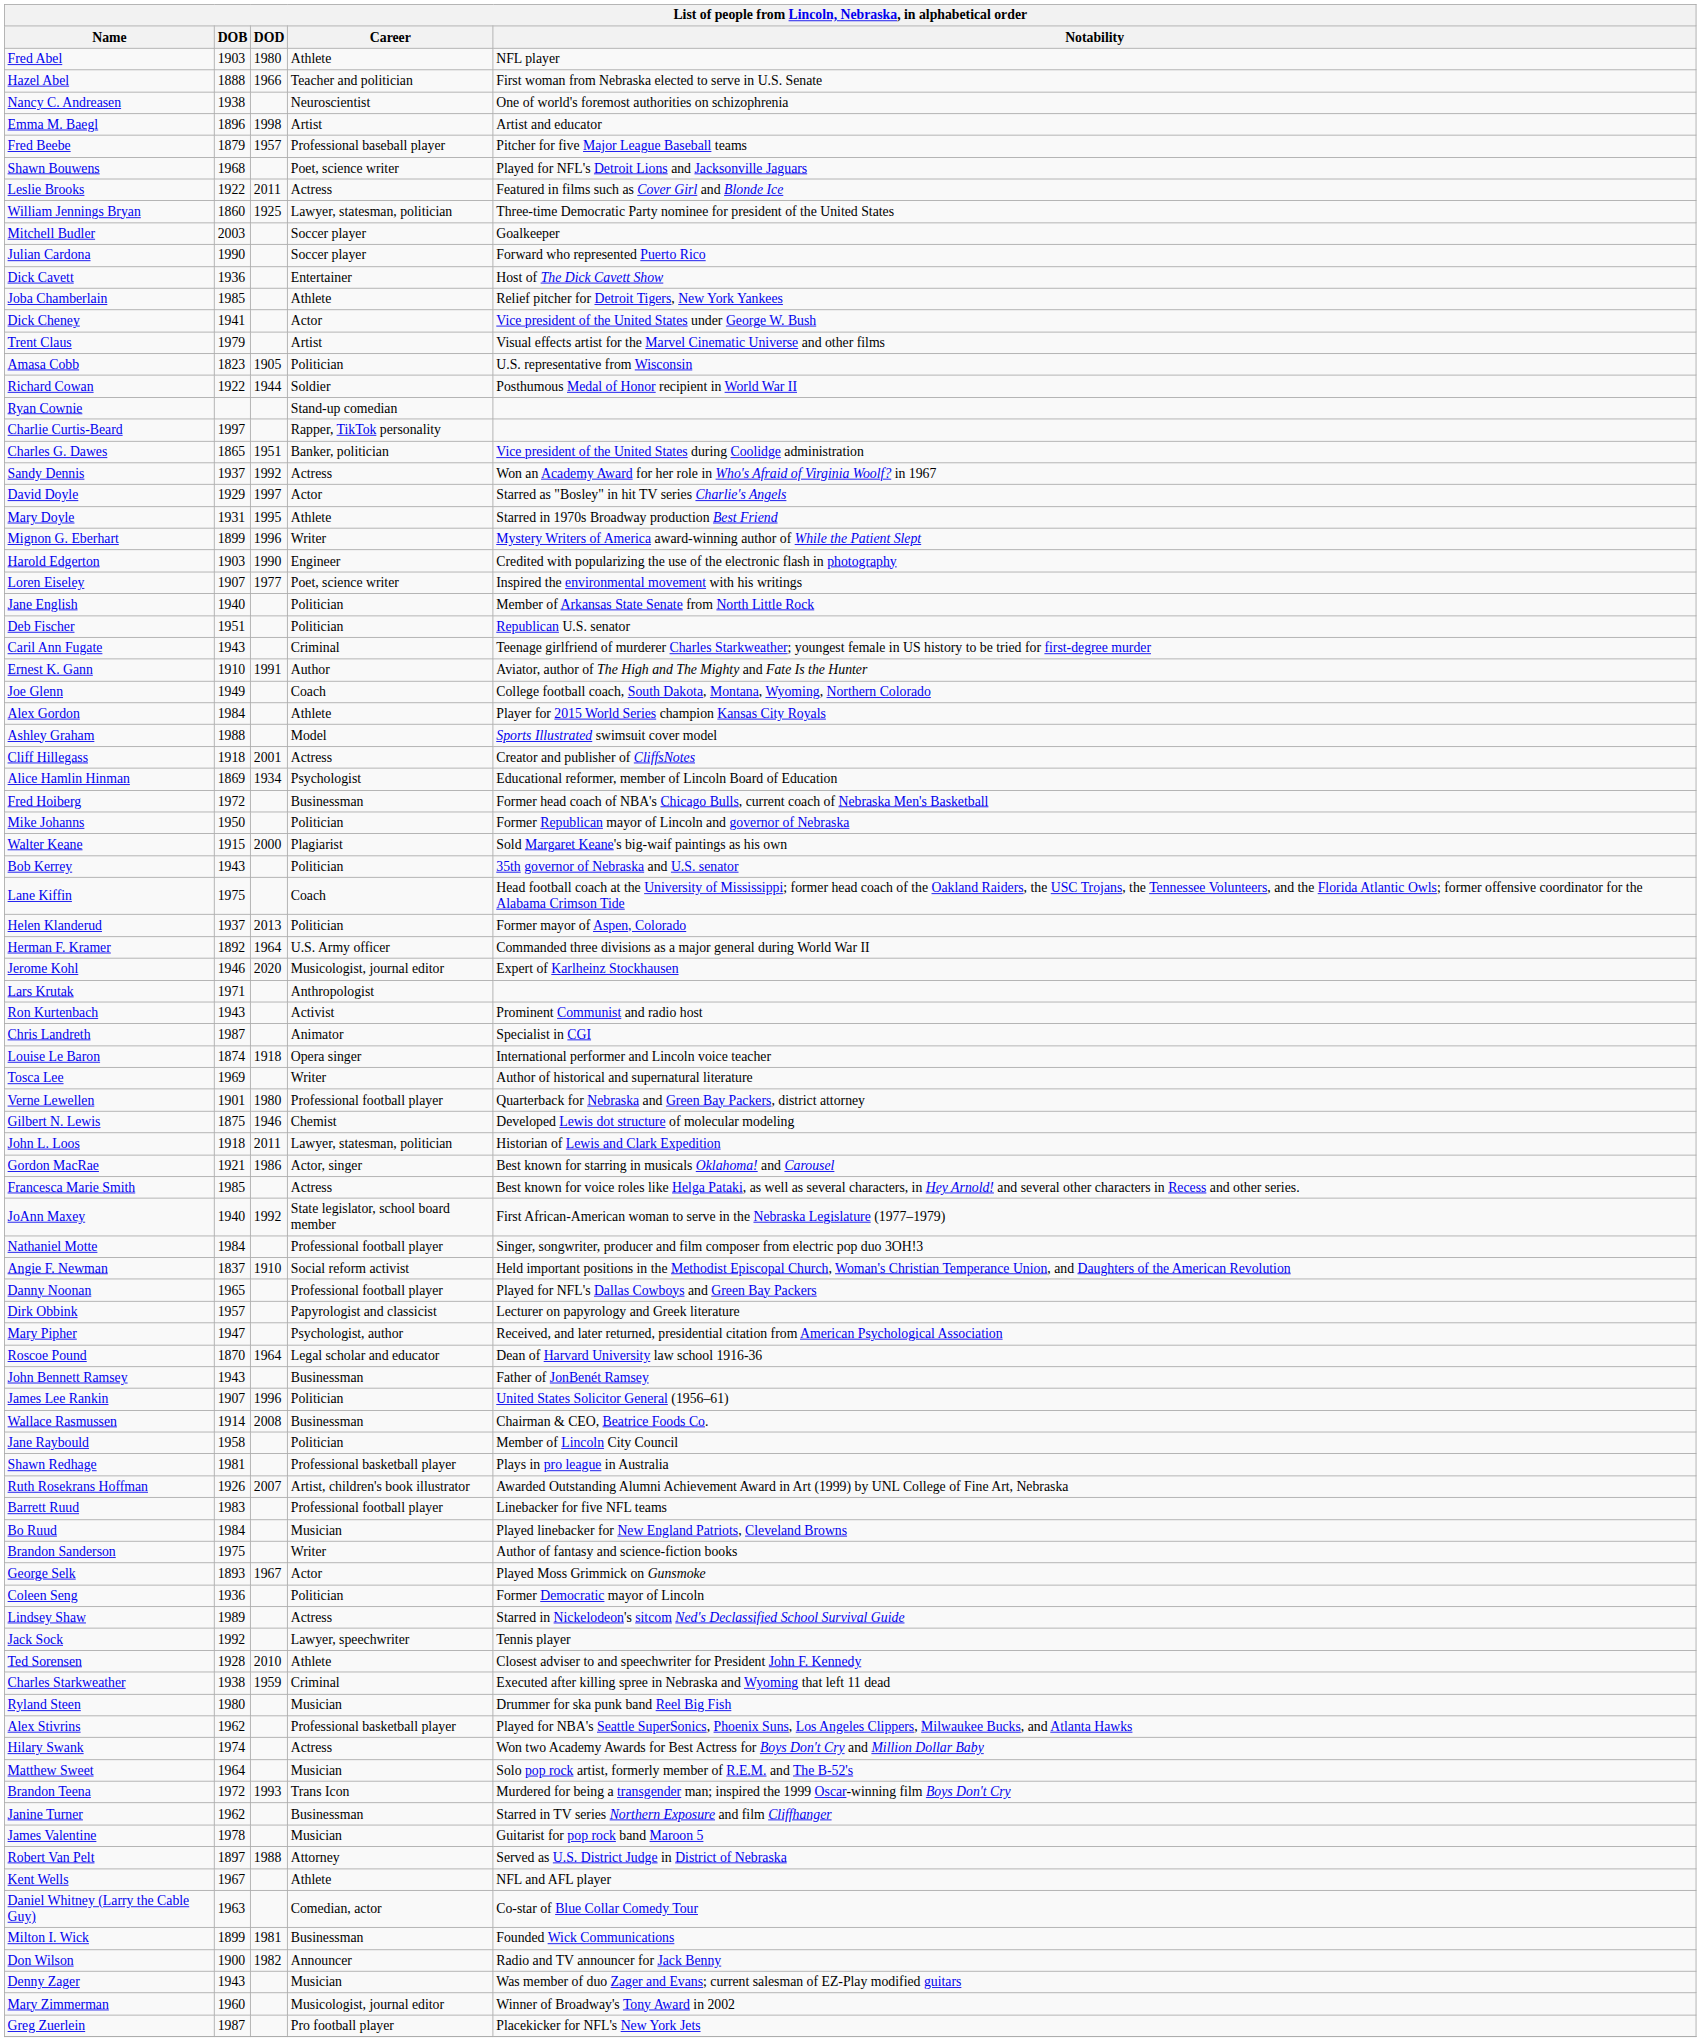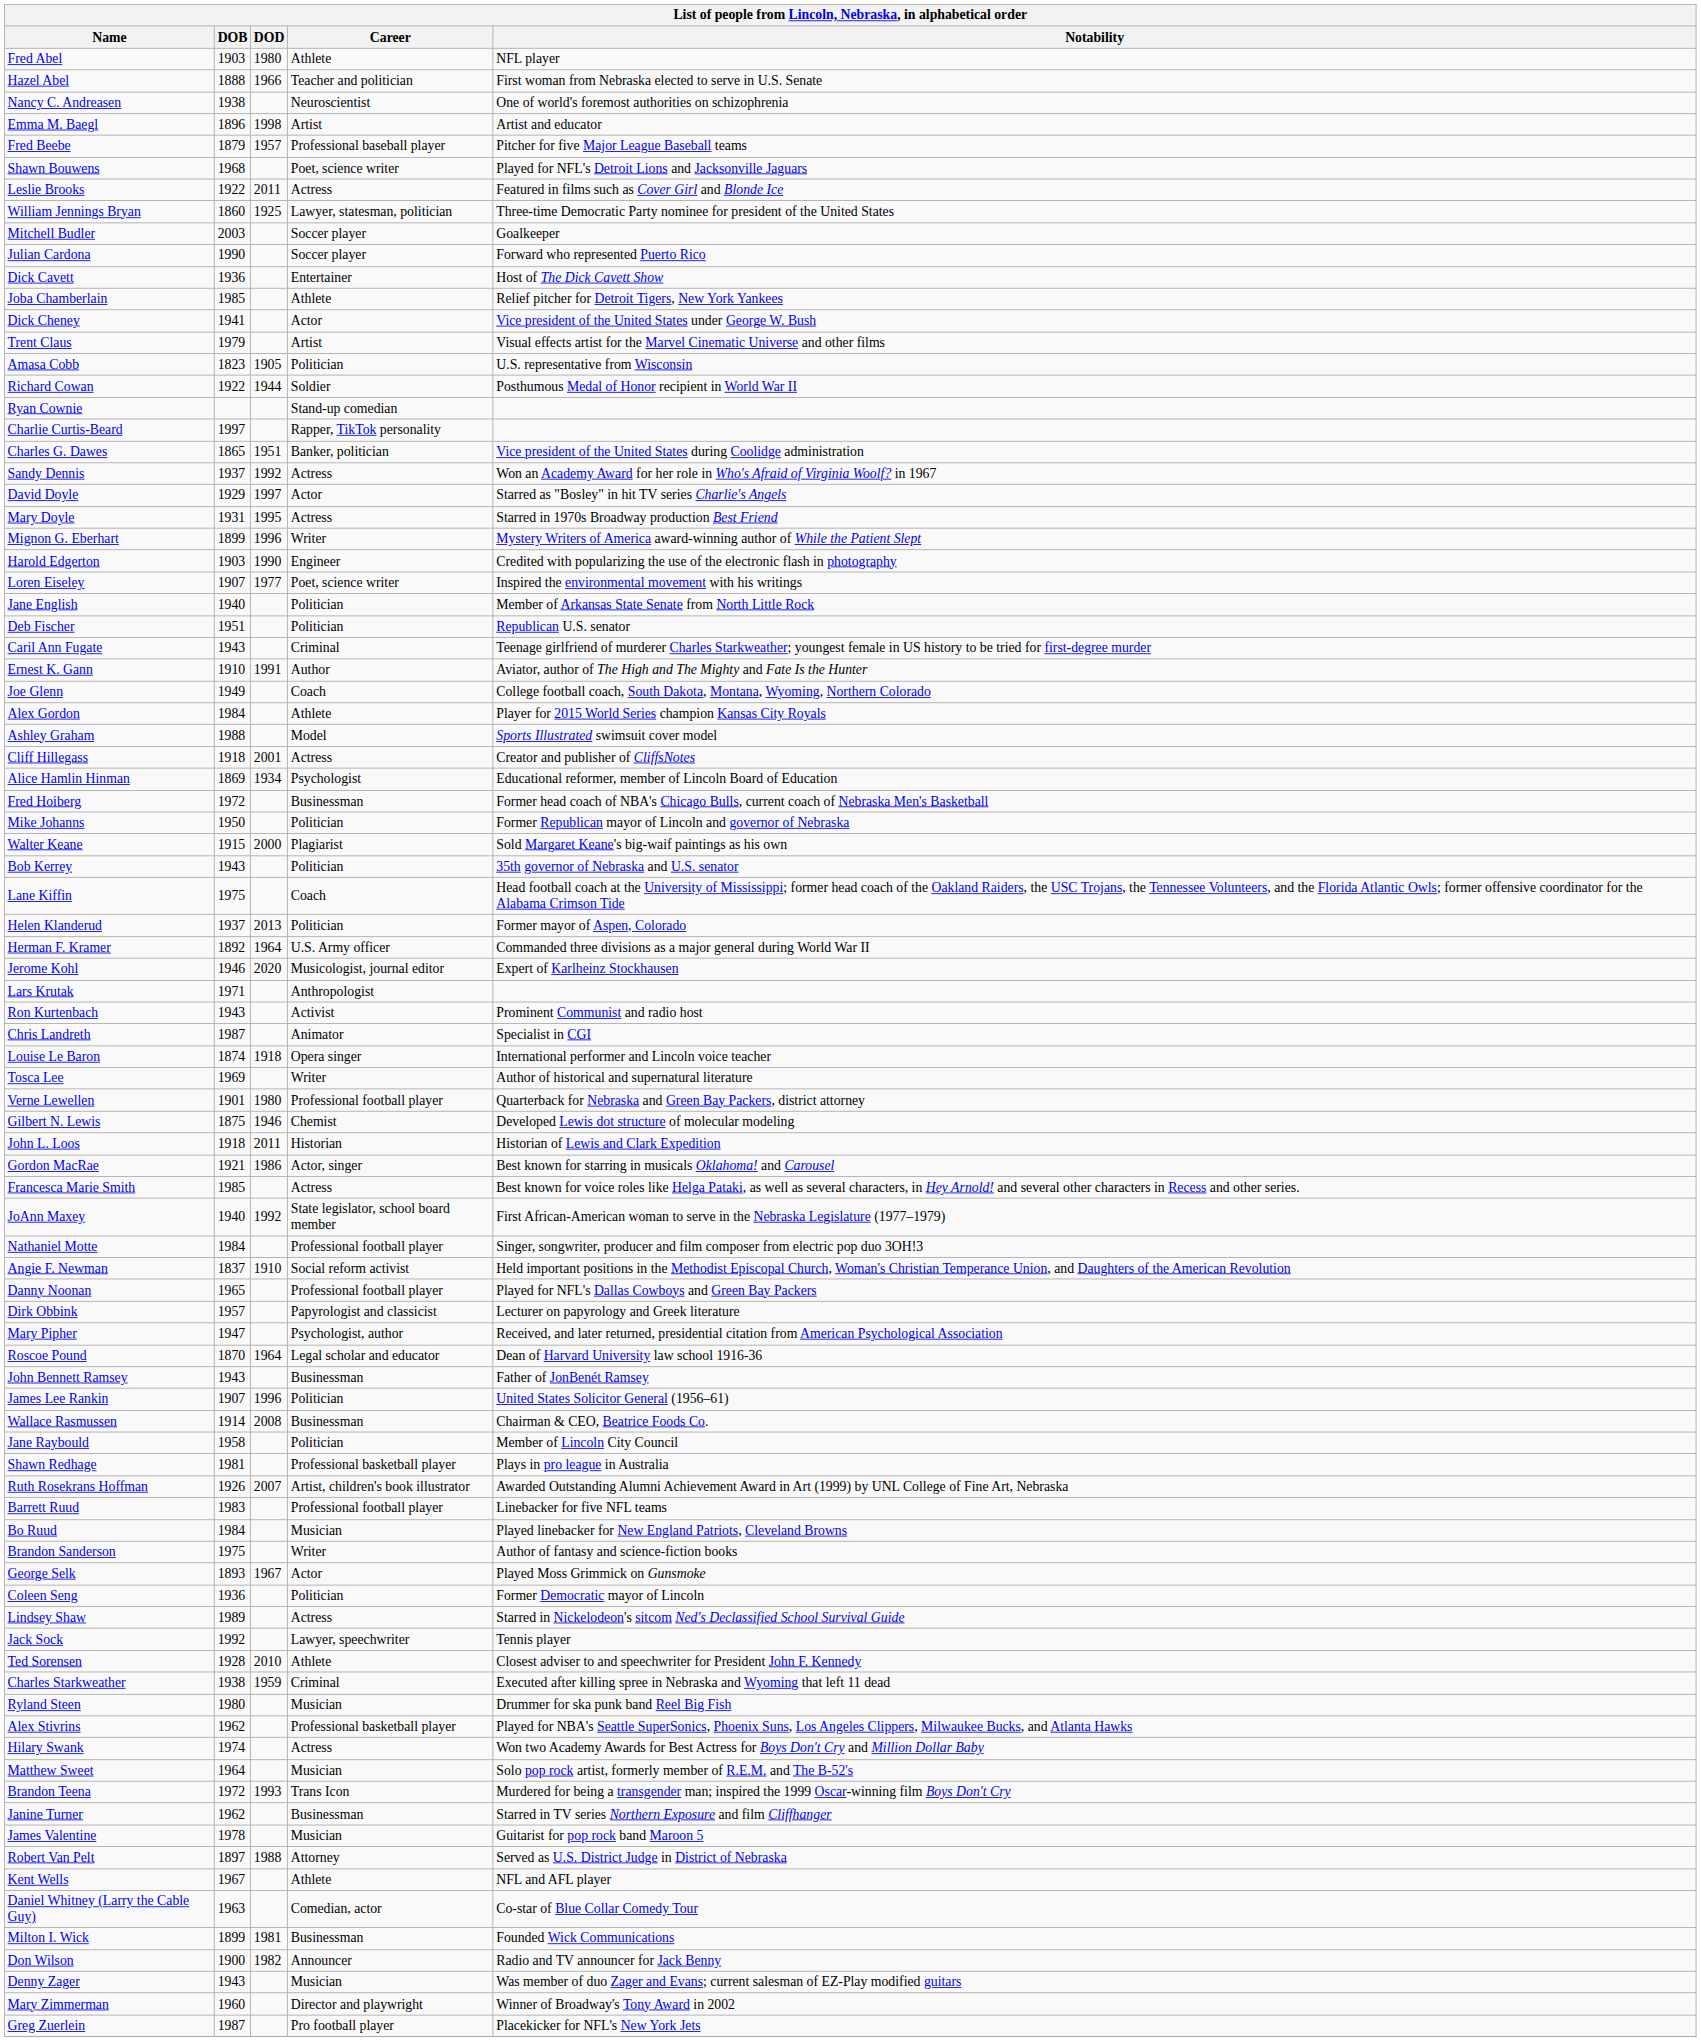(311, 517) Athlete -> (311, 517) Actress
(371, 1143) Lawyer, statesman, politician -> (316, 1143) Historian
(367, 2004) Musicologist, journal editor -> (357, 2004) Director and playwright
